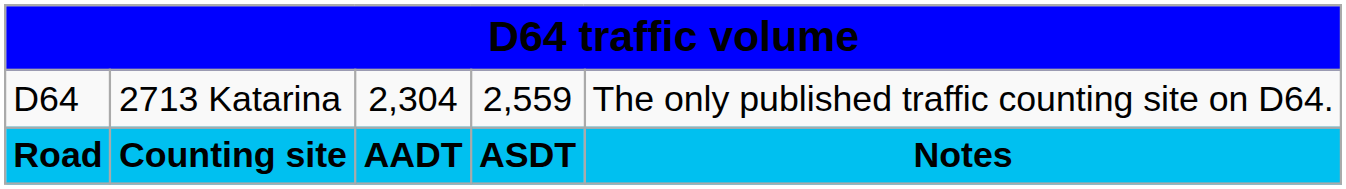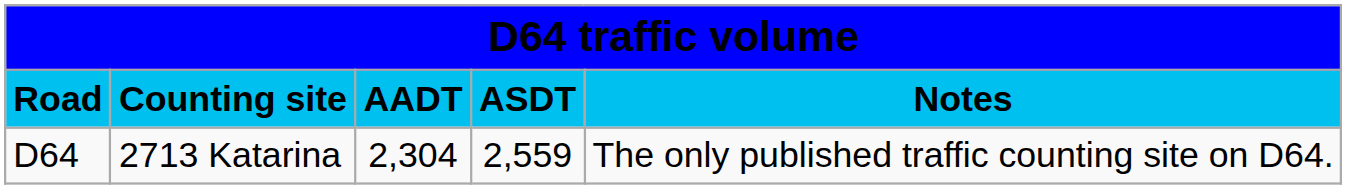rows swapped: (58, 154) <-> (46, 98)
